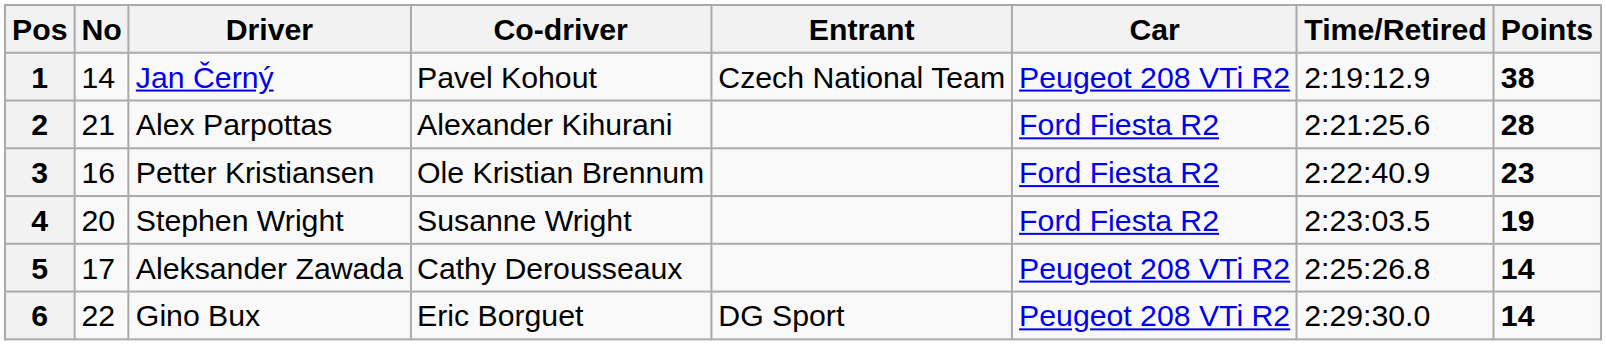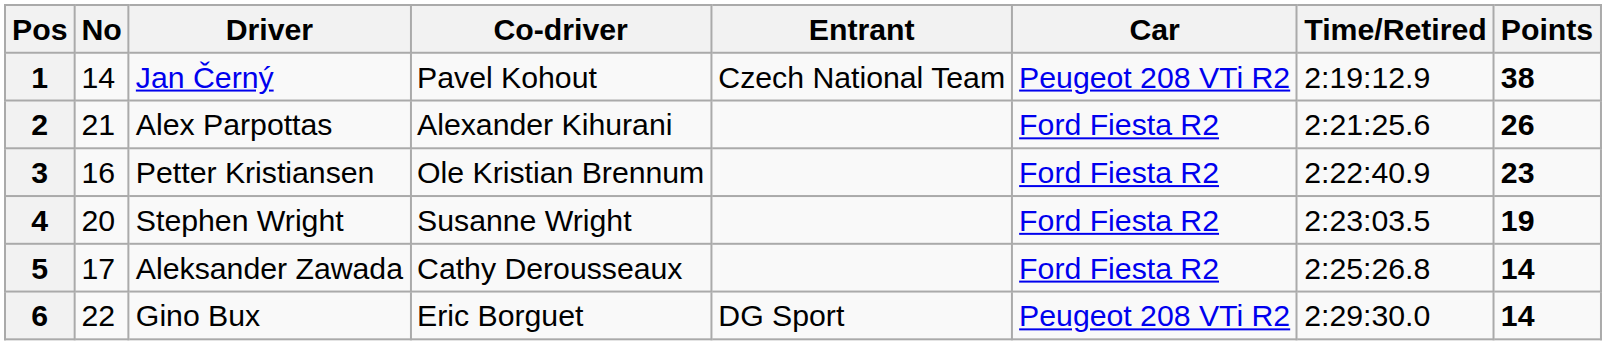(1518, 125) 28 -> (1518, 125) 26
(1155, 269) Peugeot 208 VTi R2 -> (1119, 269) Ford Fiesta R2
